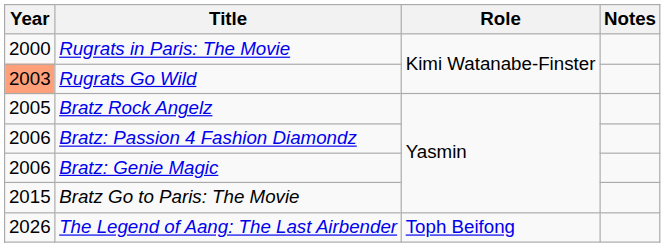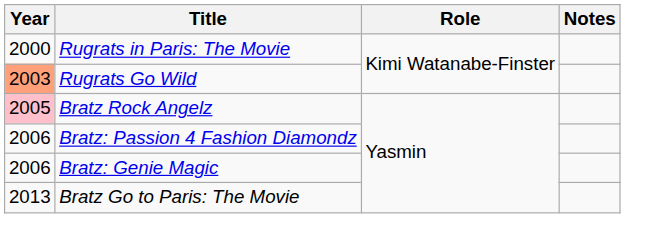(30, 108) no background -> (30, 108) pink background
(30, 197) 2015 -> (30, 197) 2013
- row: (228, 227)
